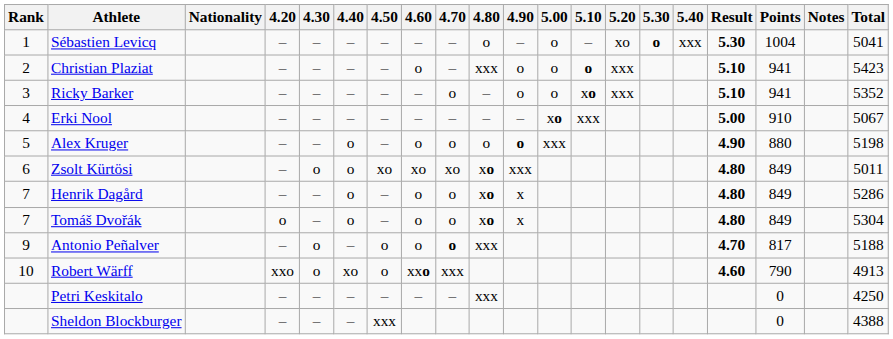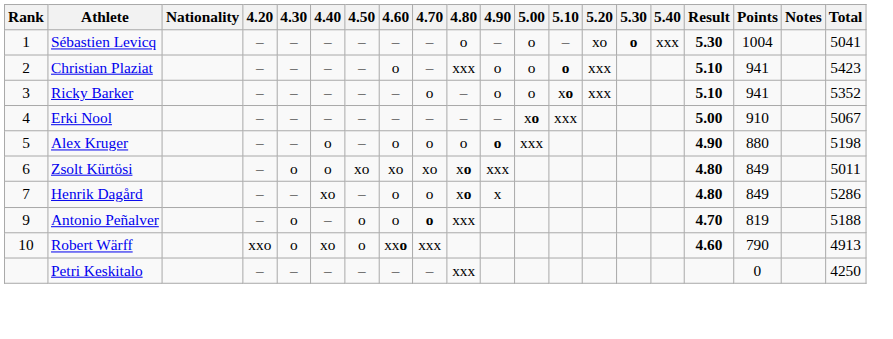(350, 194) o -> (328, 194) xo
- row: (96, 219)
(780, 245) 817 -> (757, 219) 819
- row: (116, 321)
